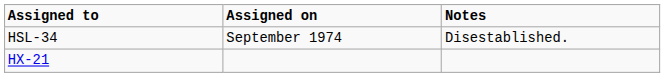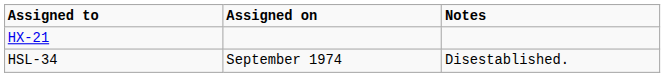rows swapped: (33, 38) <-> (28, 61)
